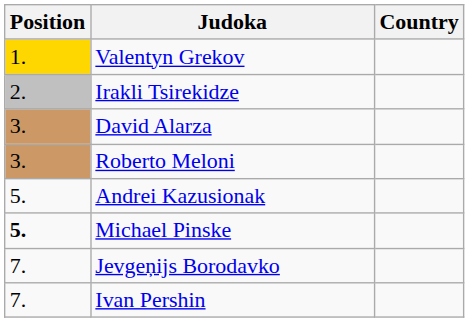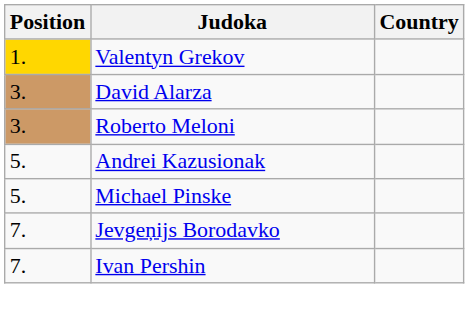- row: (167, 91)
(18, 230) bold -> (18, 195) normal
